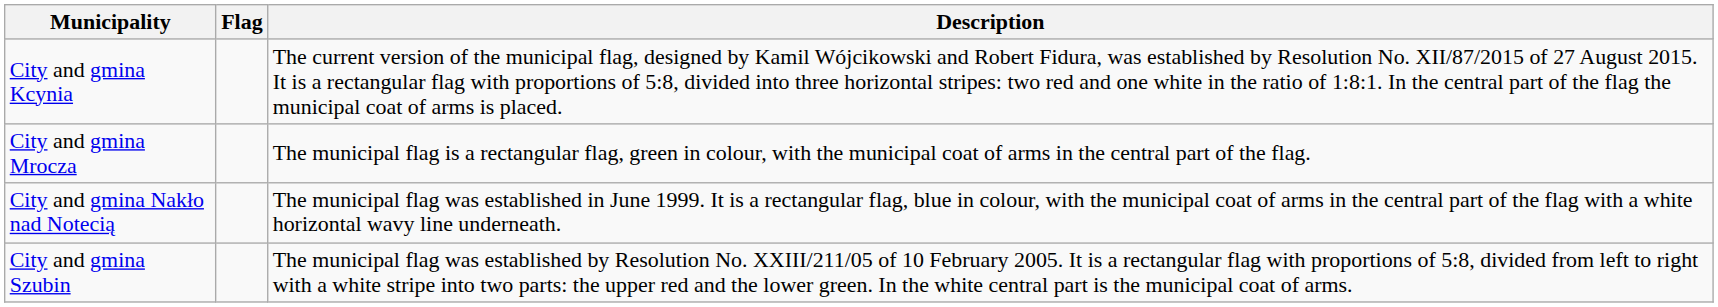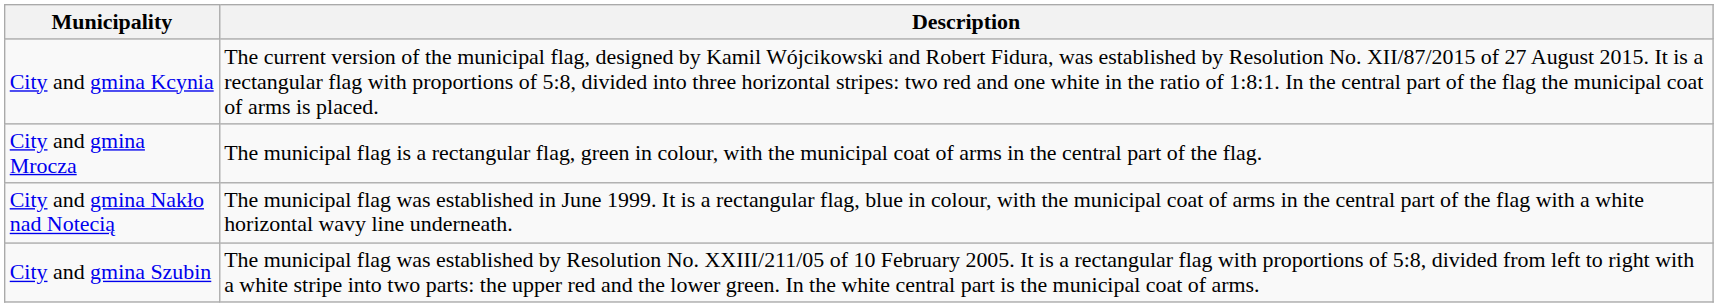- column: (242, 21)
